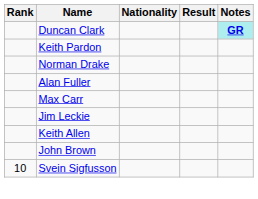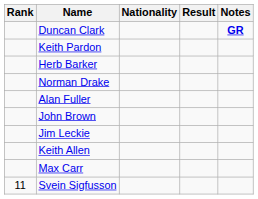(236, 30) paleturquoise background -> (236, 30) no background
+ row: (68, 64)
rows swapped: (61, 99) <-> (67, 151)
(20, 168) 10 -> (20, 185) 11
